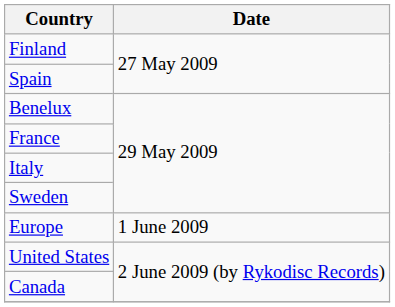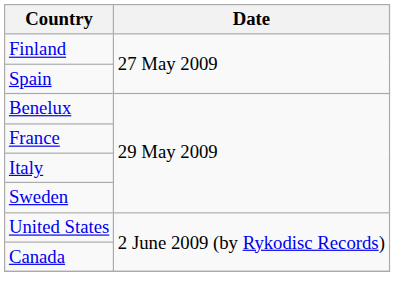- row: (36, 227)
